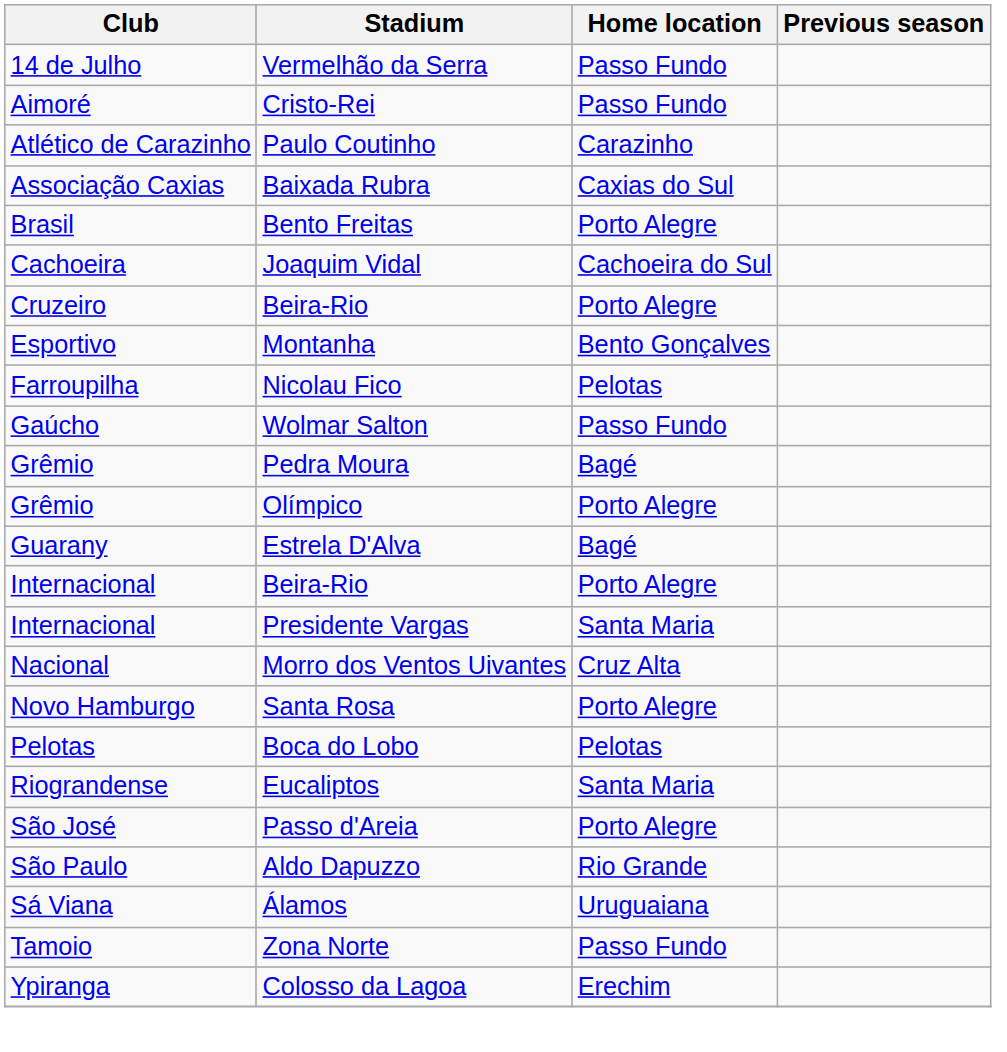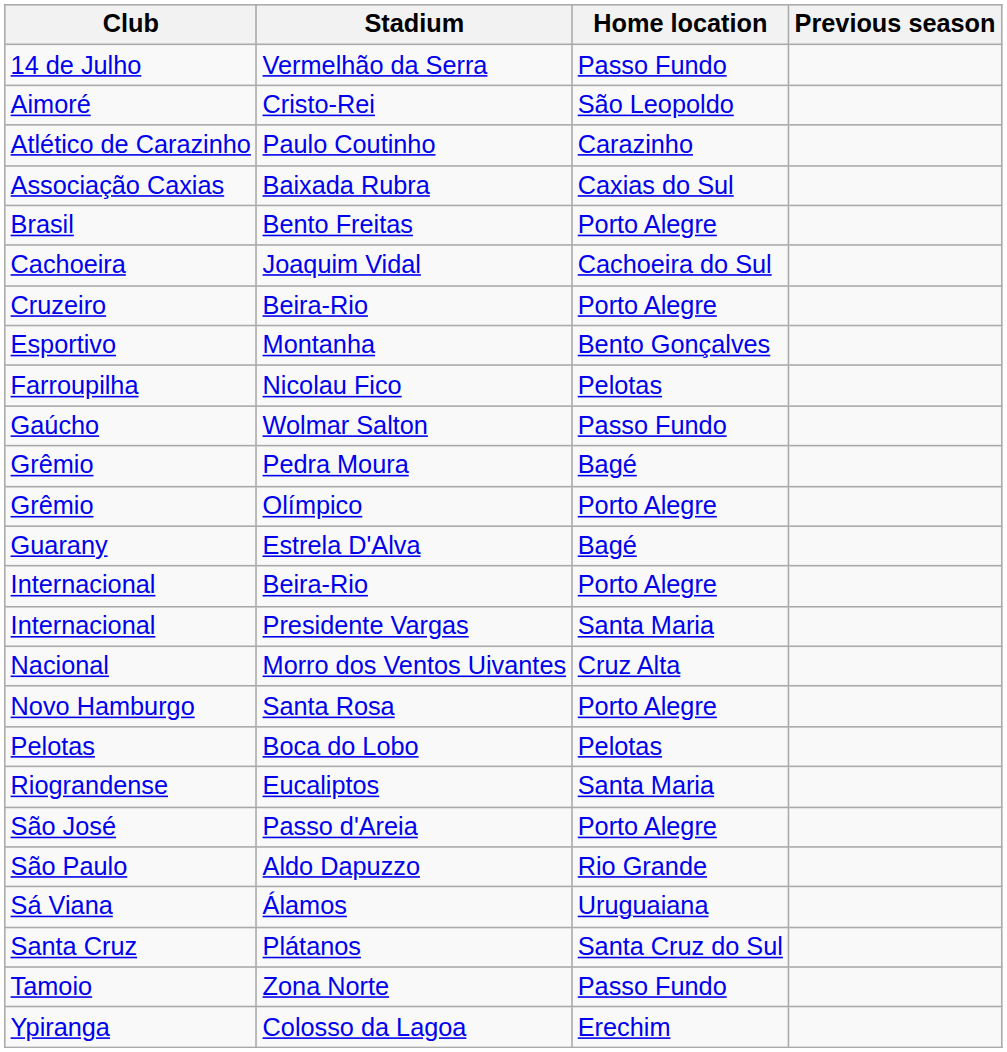(652, 104) Passo Fundo -> (656, 104) São Leopoldo
+ row: (74, 946)
